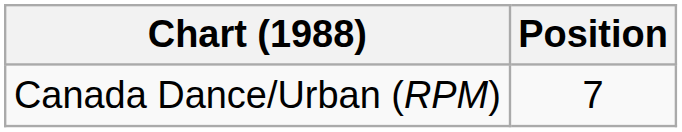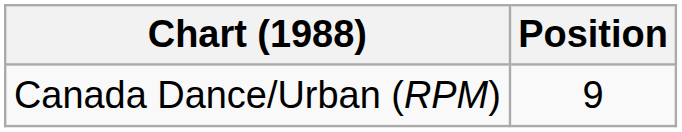(593, 94) 7 -> (593, 94) 9
